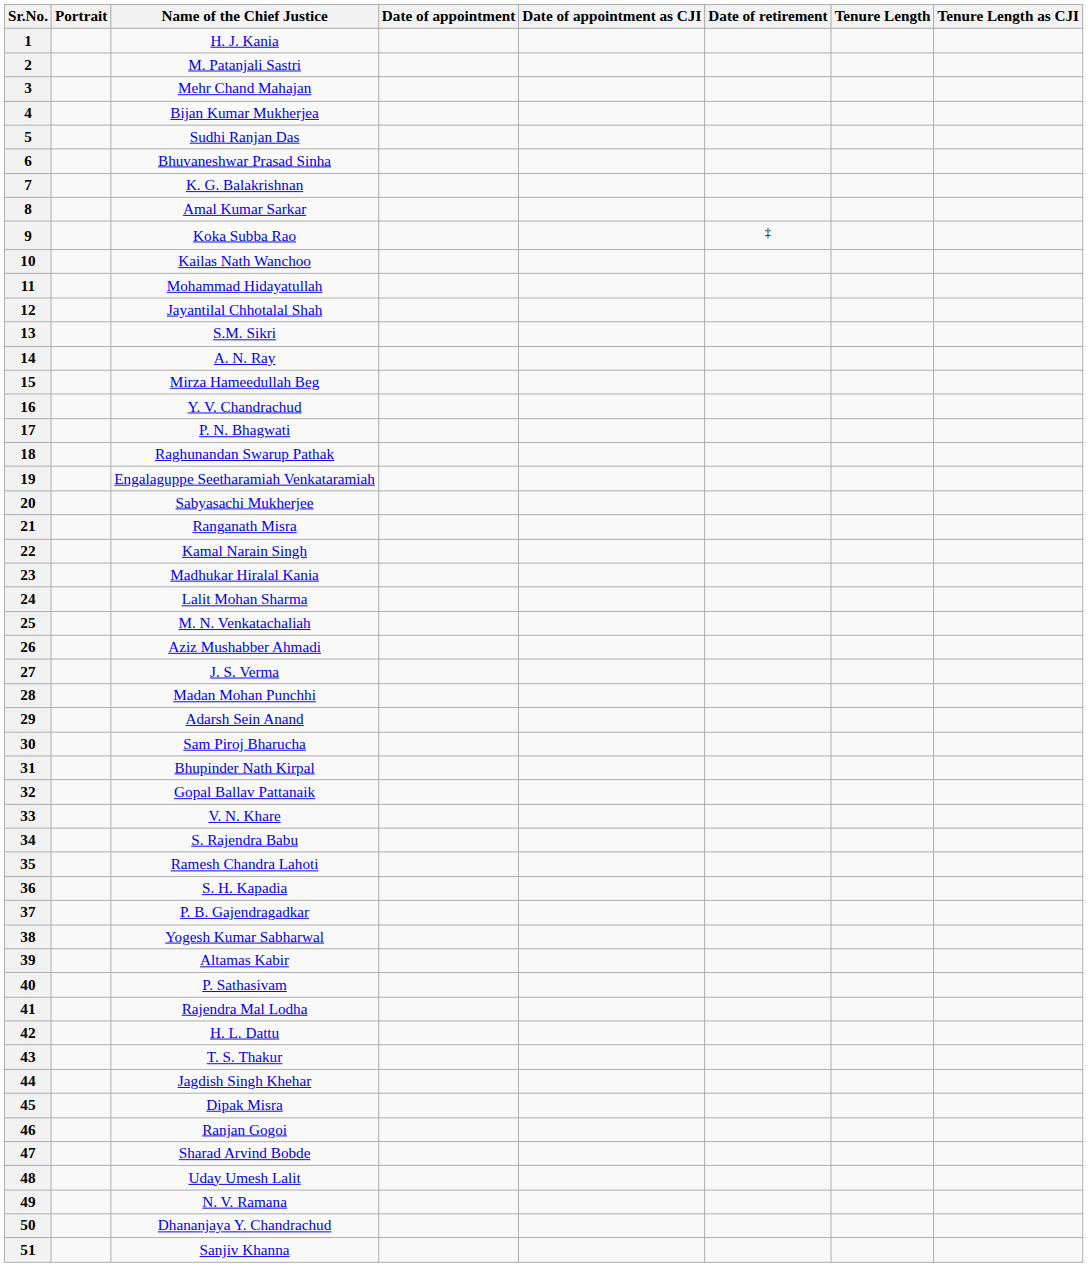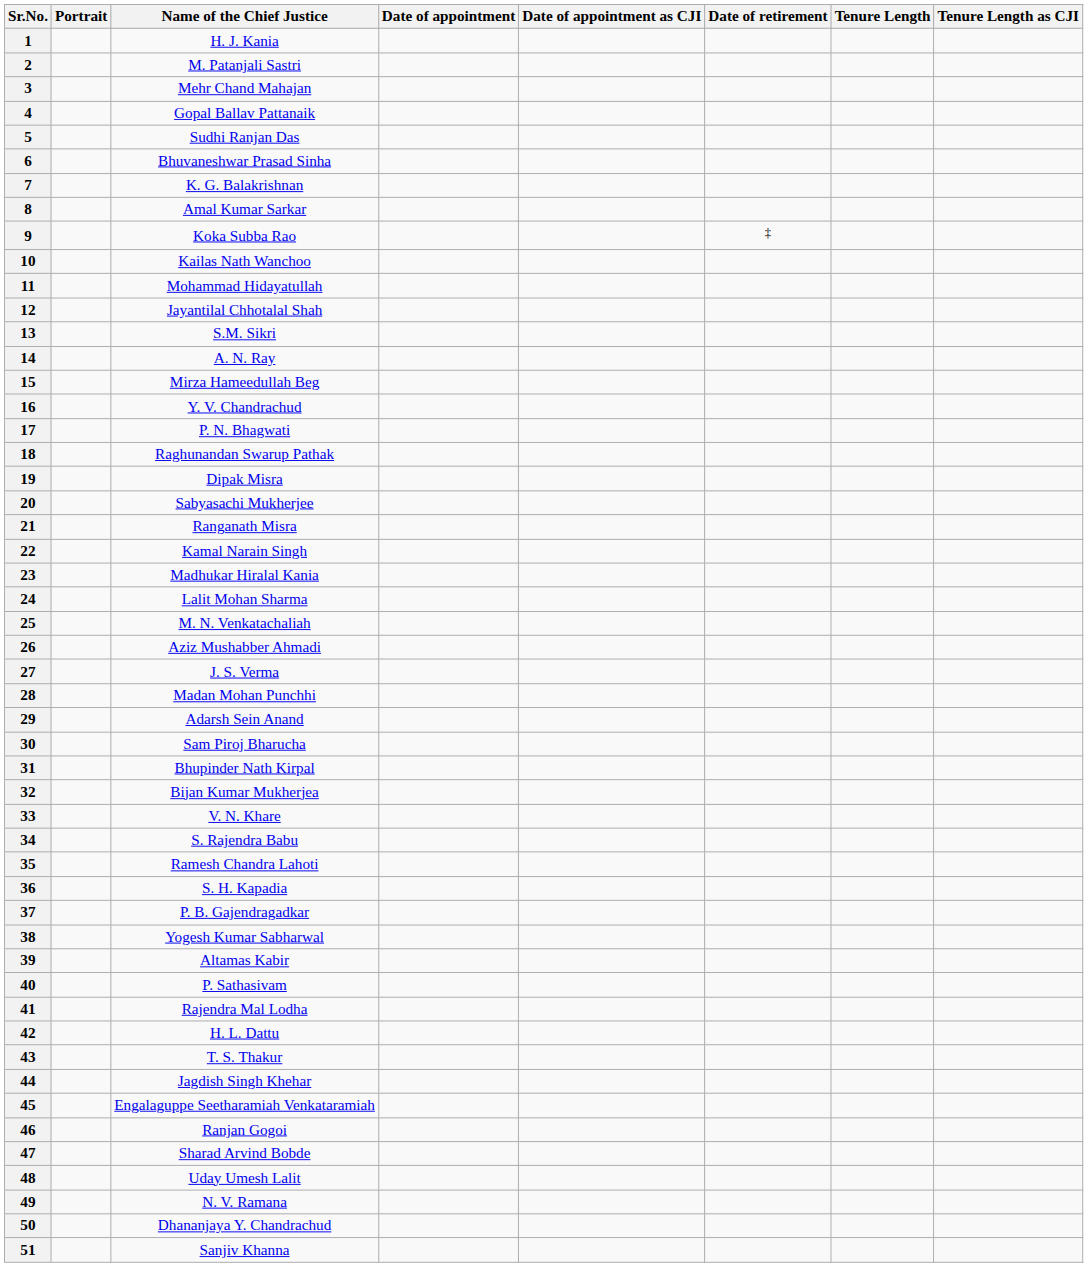(245, 112) Bijan Kumar Mukherjea -> (245, 112) Gopal Ballav Pattanaik
(245, 478) Engalaguppe Seetharamiah Venkataramiah -> (245, 478) Dipak Misra
(245, 792) Gopal Ballav Pattanaik -> (245, 792) Bijan Kumar Mukherjea
(245, 1105) Dipak Misra -> (245, 1105) Engalaguppe Seetharamiah Venkataramiah
